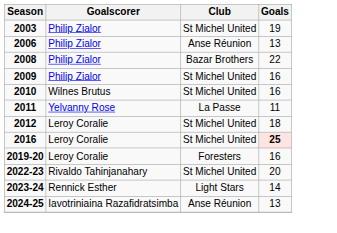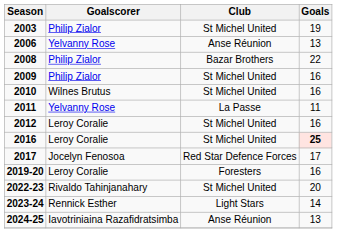(75, 44) Philip Zialor -> (82, 44) Yelvanny Rose
(275, 124) 18 -> (315, 124) 16
+ row: (25, 156)
